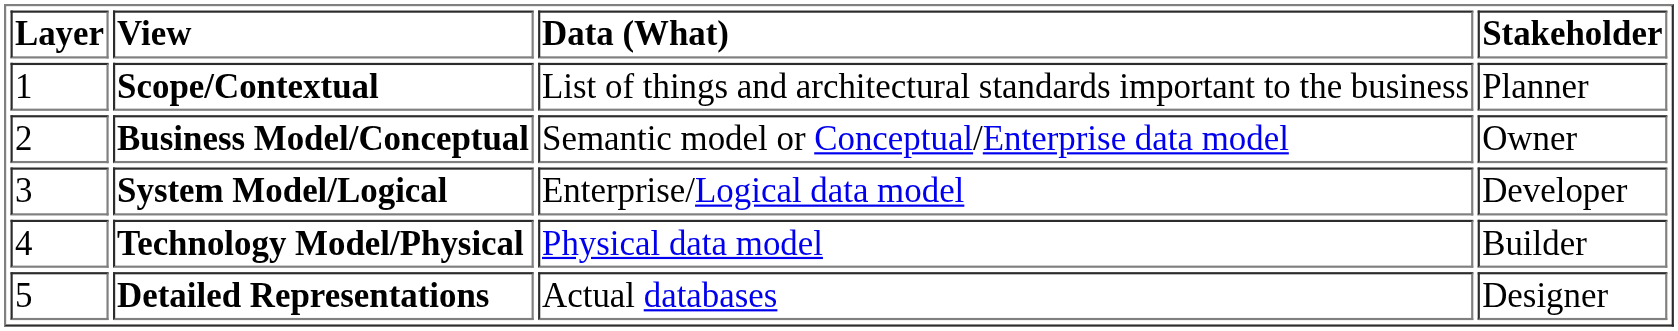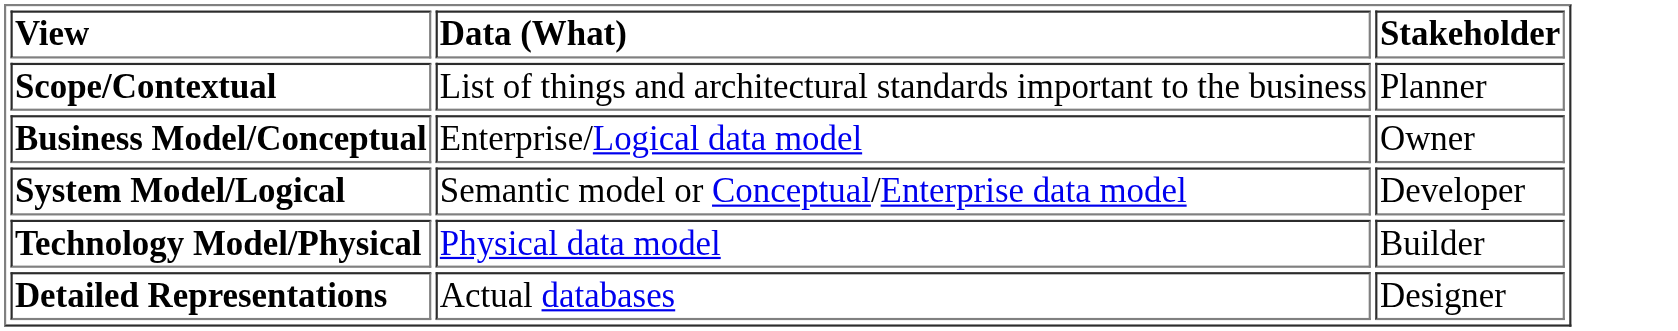- column: (59, 33)
(915, 138) Semantic model or Conceptual/Enterprise data model -> (651, 138) Enterprise/Logical data model
(753, 190) Enterprise/Logical data model -> (813, 190) Semantic model or Conceptual/Enterprise data model
